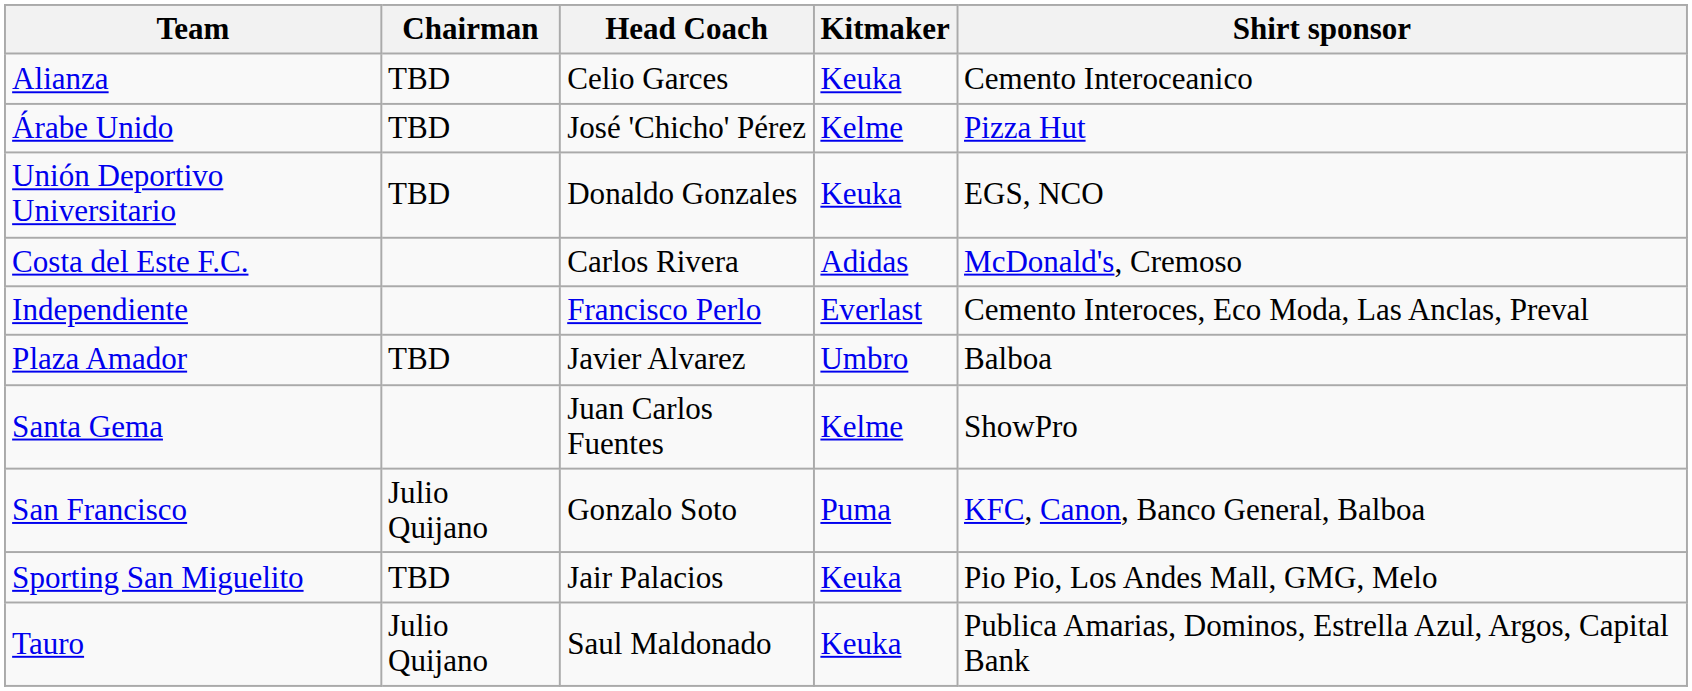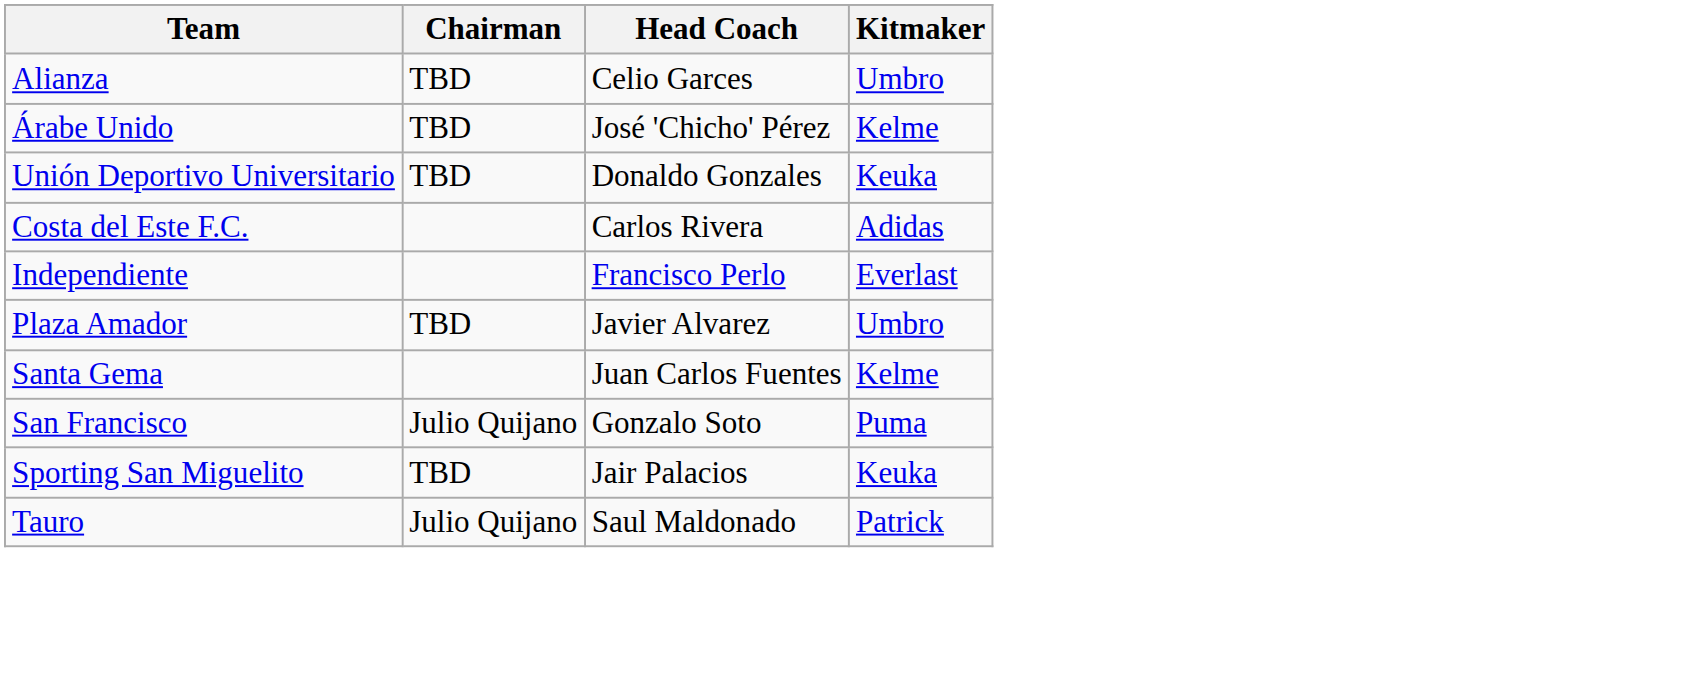- column: (1322, 29)
(861, 78) Keuka -> (900, 78) Umbro
(861, 643) Keuka -> (900, 521) Patrick
